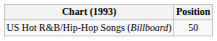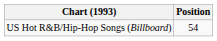(193, 28) 50 -> (193, 28) 54
